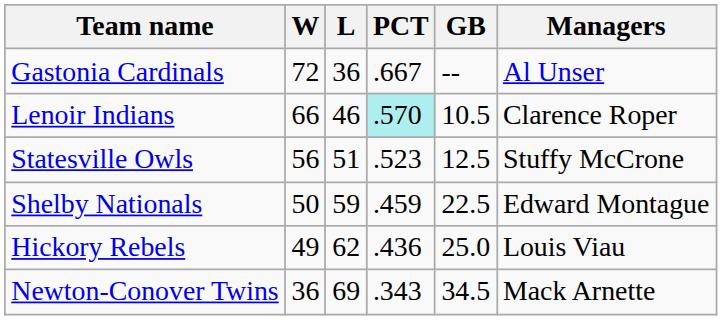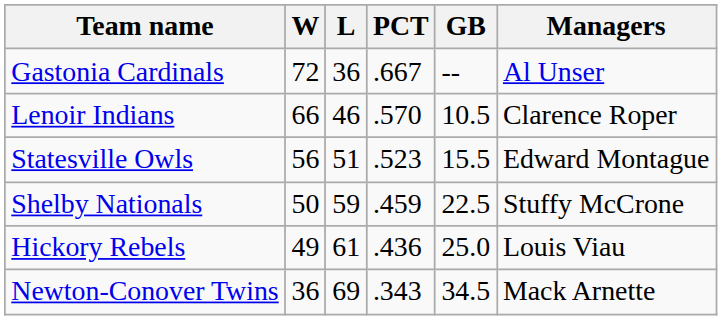(397, 114) paleturquoise background -> (397, 114) no background
(466, 159) 12.5 -> (466, 159) 15.5
(594, 159) Stuffy McCrone -> (606, 159) Edward Montague
(606, 203) Edward Montague -> (594, 203) Stuffy McCrone
(346, 247) 62 -> (346, 247) 61
